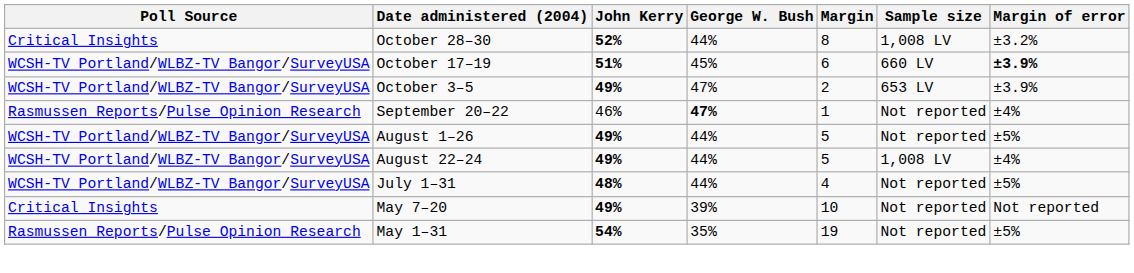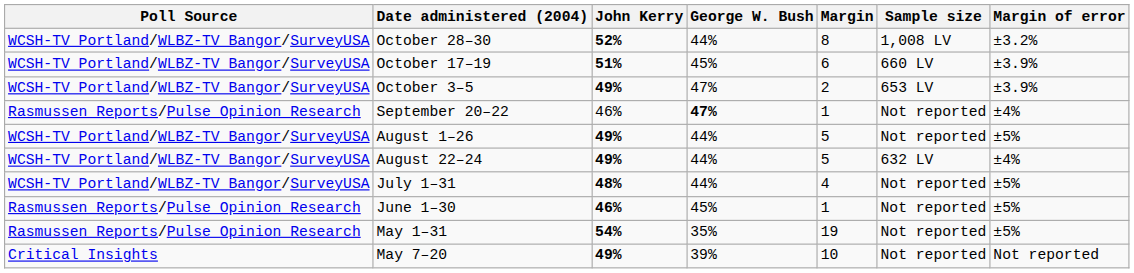(83, 40) Critical Insights -> (189, 40) WCSH-TV Portland/WLBZ-TV Bangor/SurveyUSA
(1015, 64) bold -> (1015, 64) normal
(916, 160) 1,008 LV -> (907, 160) 632 LV
+ row: (416, 208)
rows swapped: (412, 232) <-> (412, 208)
